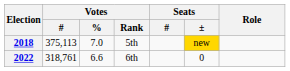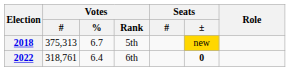(61, 43) 375,113 -> (61, 43) 375,313
(97, 43) 7.0 -> (97, 43) 6.7
(97, 58) 6.6 -> (97, 58) 6.4
(202, 58) normal -> (202, 58) bold
